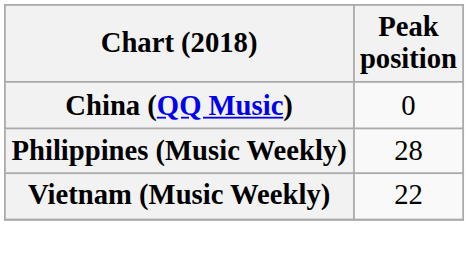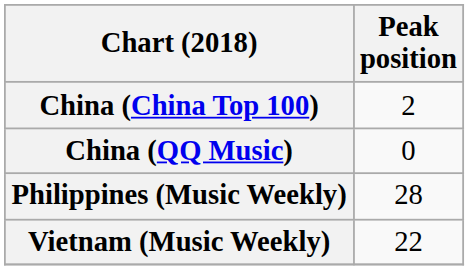+ row: (179, 104)
